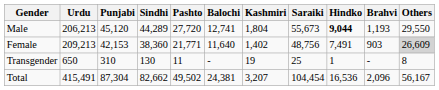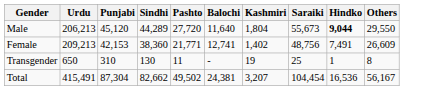- column: (382, 12)
(221, 28) 12,741 -> (221, 28) 11,640
(221, 45) 11,640 -> (221, 45) 12,741
(416, 45) lightgrey background -> (381, 45) no background
